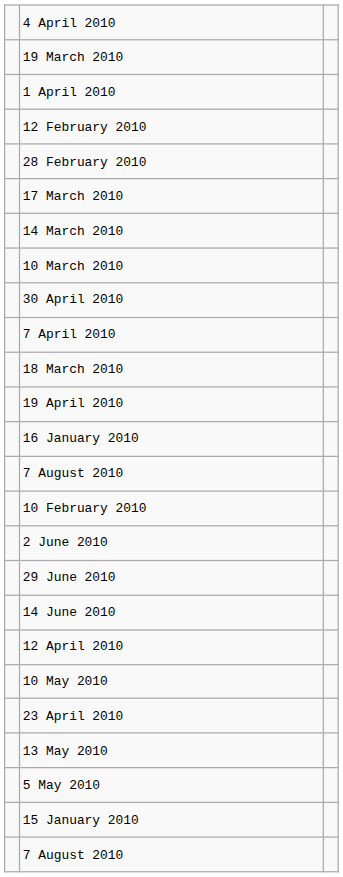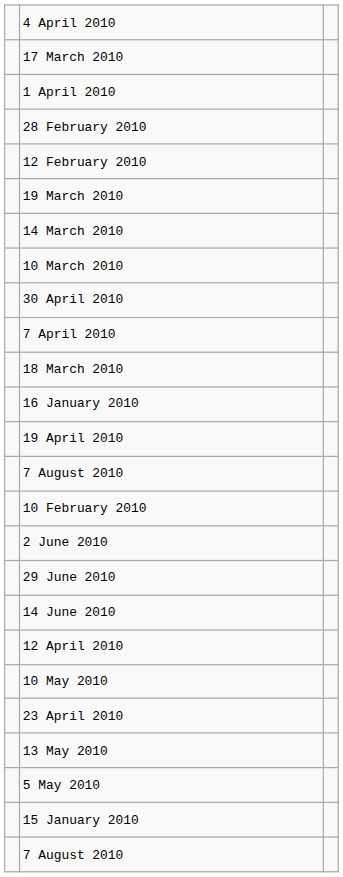rows swapped: (12, 57) <-> (12, 196)
rows swapped: (12, 127) <-> (12, 161)
rows swapped: (12, 404) <-> (12, 439)
